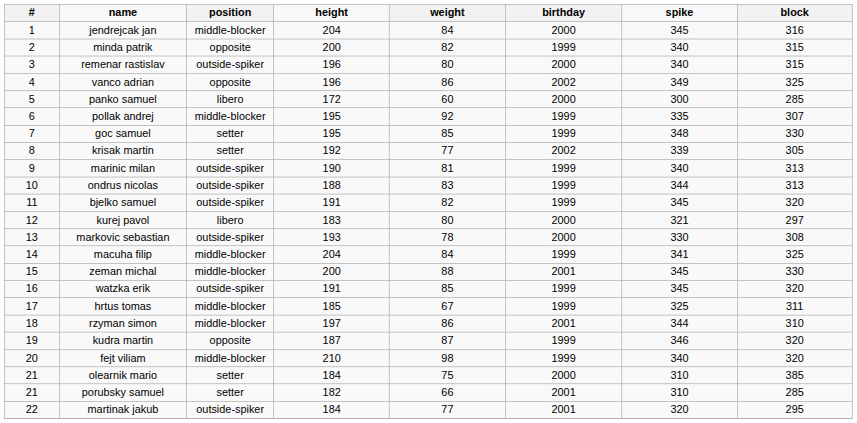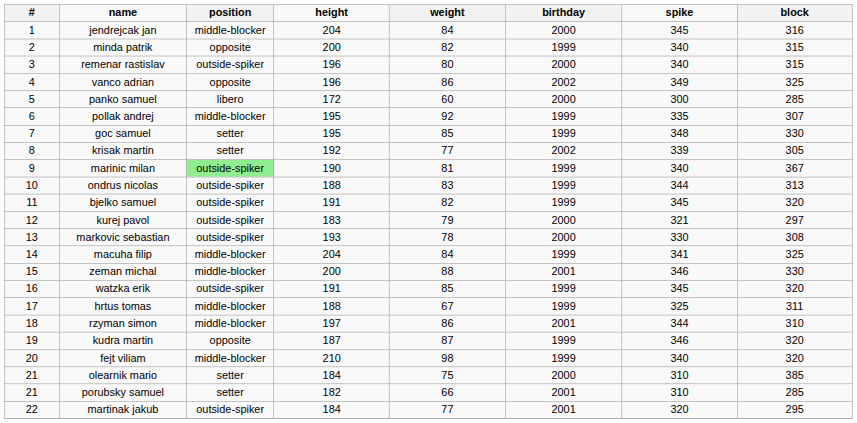(230, 168) no background -> (230, 168) lightgreen background
(795, 168) 313 -> (795, 168) 367
(230, 220) libero -> (230, 220) outside-spiker
(447, 220) 80 -> (447, 220) 79
(680, 271) 345 -> (680, 271) 346
(332, 306) 185 -> (332, 306) 188
